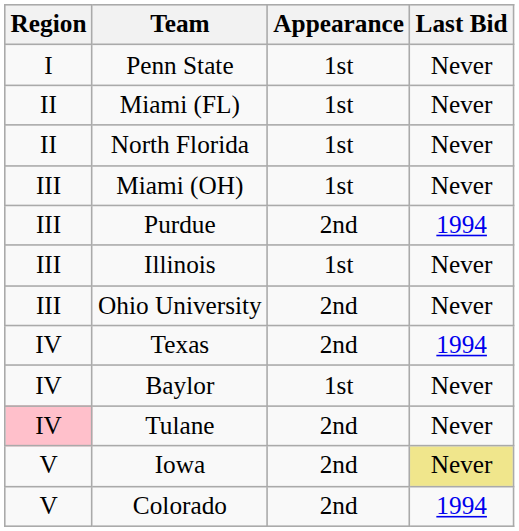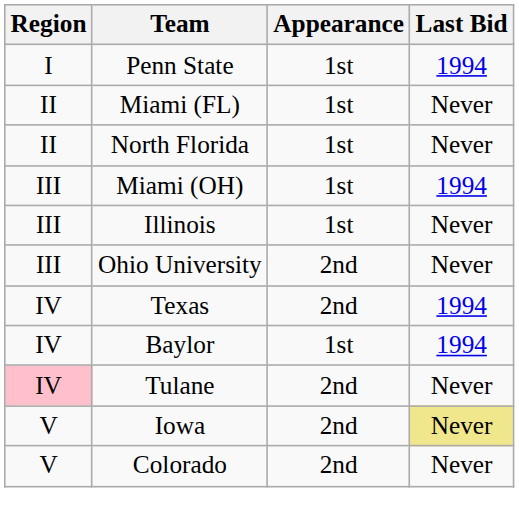(462, 64) Never -> (462, 64) 1994
(462, 184) Never -> (462, 184) 1994
- row: (180, 225)
(462, 385) Never -> (462, 345) 1994
(462, 505) 1994 -> (462, 465) Never
